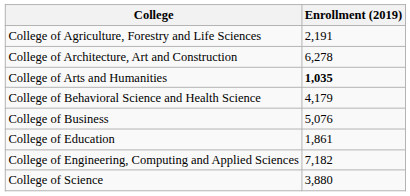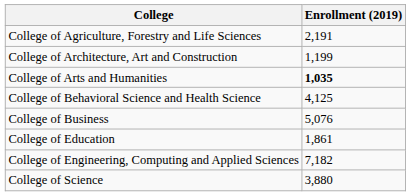(319, 56) 6,278 -> (319, 56) 1,199
(319, 98) 4,179 -> (319, 98) 4,125
